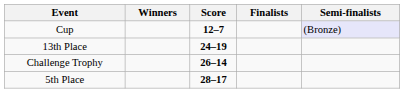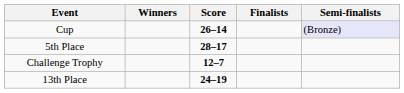(213, 29) 12–7 -> (213, 29) 26–14
rows swapped: (65, 79) <-> (65, 46)
(213, 63) 26–14 -> (213, 63) 12–7
